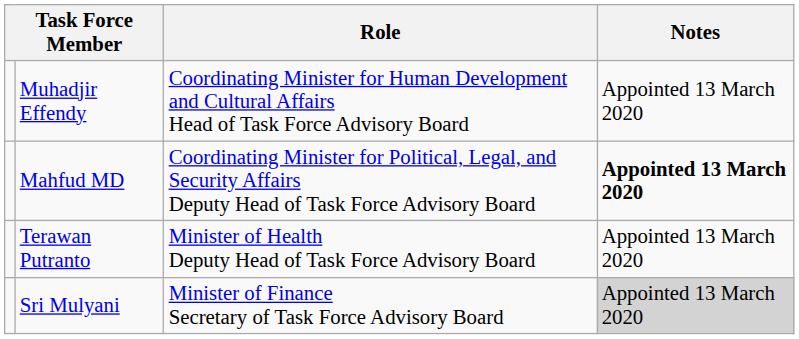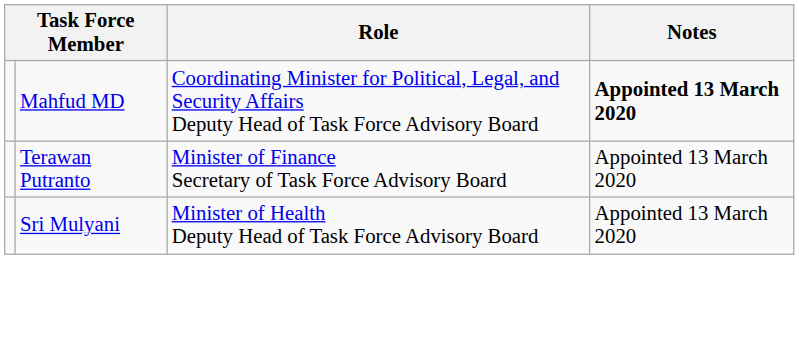- row: (59, 100)
(352, 248) Minister of Health Deputy Head of Task Force Advisory Board -> (339, 168) Minister of Finance Secretary of Task Force Advisory Board
(336, 305) Minister of Finance Secretary of Task Force Advisory Board -> (355, 225) Minister of Health Deputy Head of Task Force Advisory Board
(688, 305) lightgrey background -> (681, 225) no background
